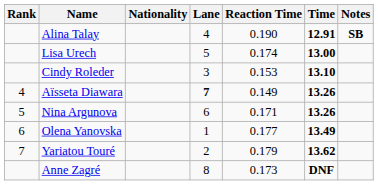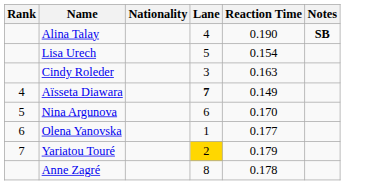- column: (321, 14)
(264, 53) 0.174 -> (264, 53) 0.154
(264, 72) 0.153 -> (264, 72) 0.163
(264, 111) 0.171 -> (264, 111) 0.170
(206, 151) no background -> (206, 151) gold background
(264, 170) 0.173 -> (264, 170) 0.178
